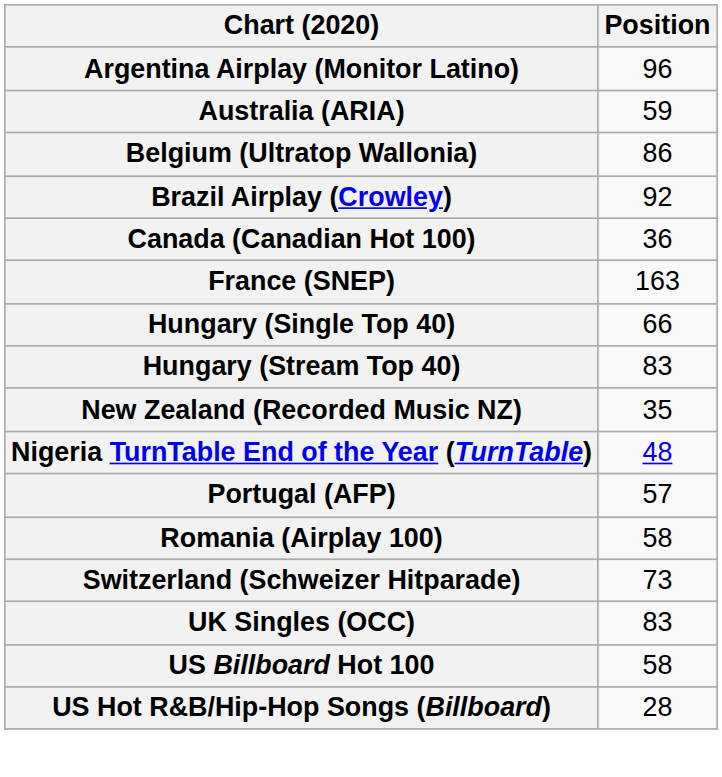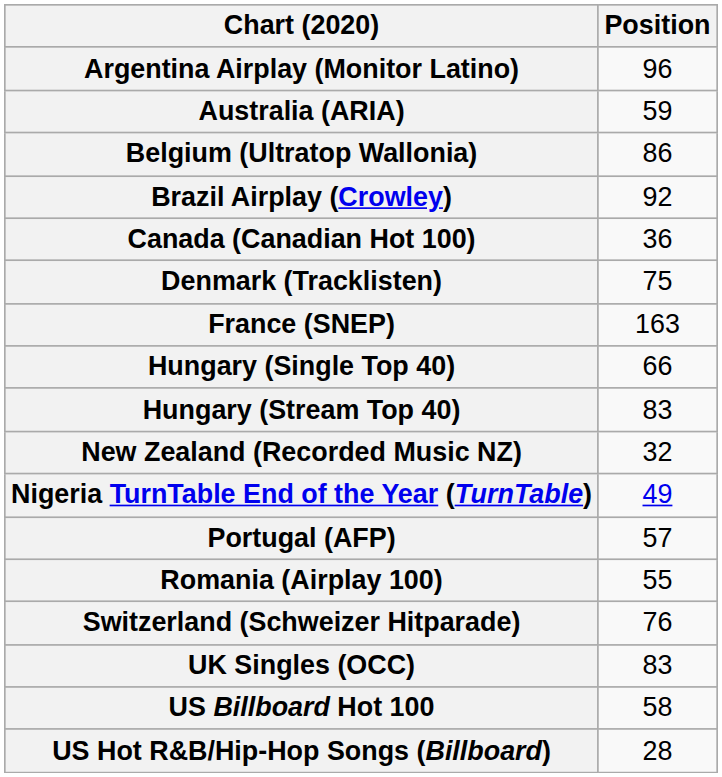+ row: (302, 281)
(657, 409) 35 -> (657, 452) 32
(657, 452) 48 -> (657, 494) 49
(657, 537) 58 -> (657, 580) 55
(657, 580) 73 -> (657, 622) 76
